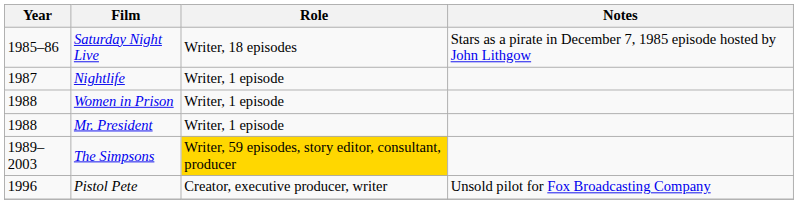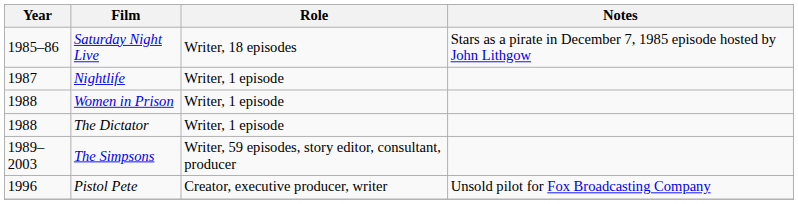- row: (113, 124)
+ row: (111, 124)
(313, 156) gold background -> (313, 156) no background
